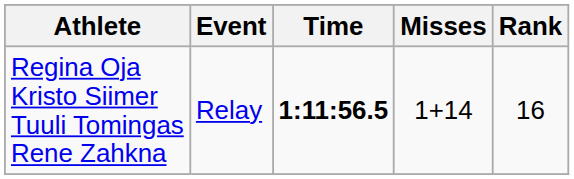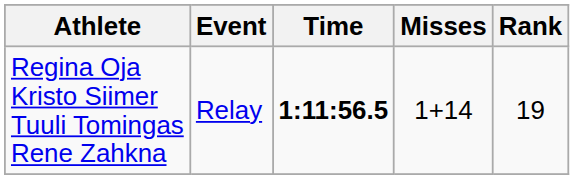(530, 110) 16 -> (530, 110) 19
